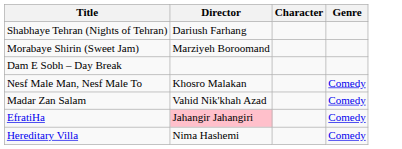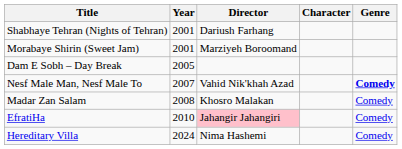+ column: (184, 13)
(209, 83) Khosro Malakan -> (247, 83) Vahid Nik'khah Azad
(347, 83) normal -> (375, 83) bold
(219, 100) Vahid Nik'khah Azad -> (237, 100) Khosro Malakan
